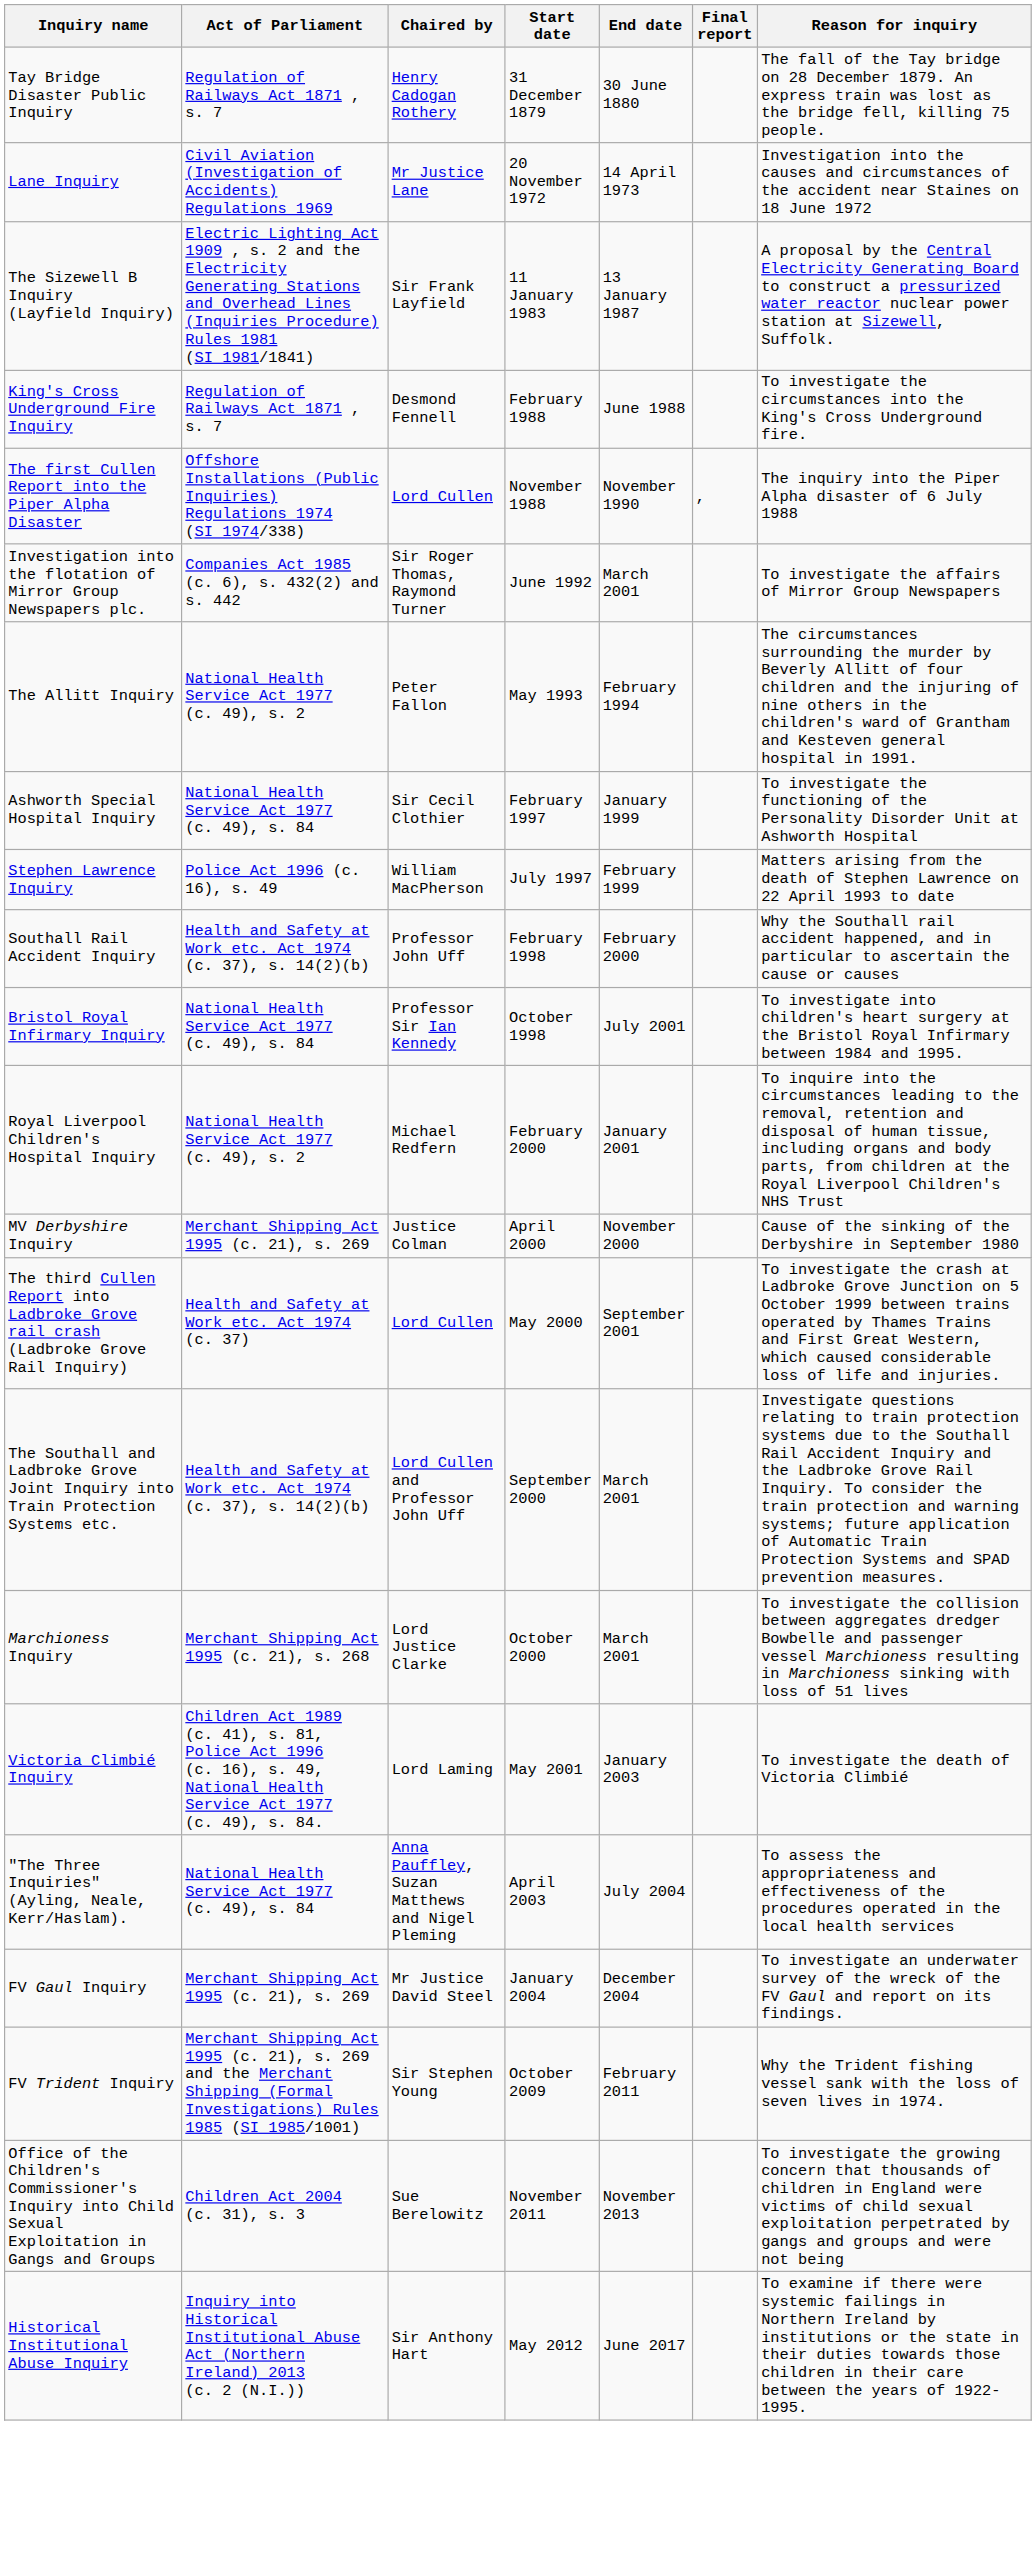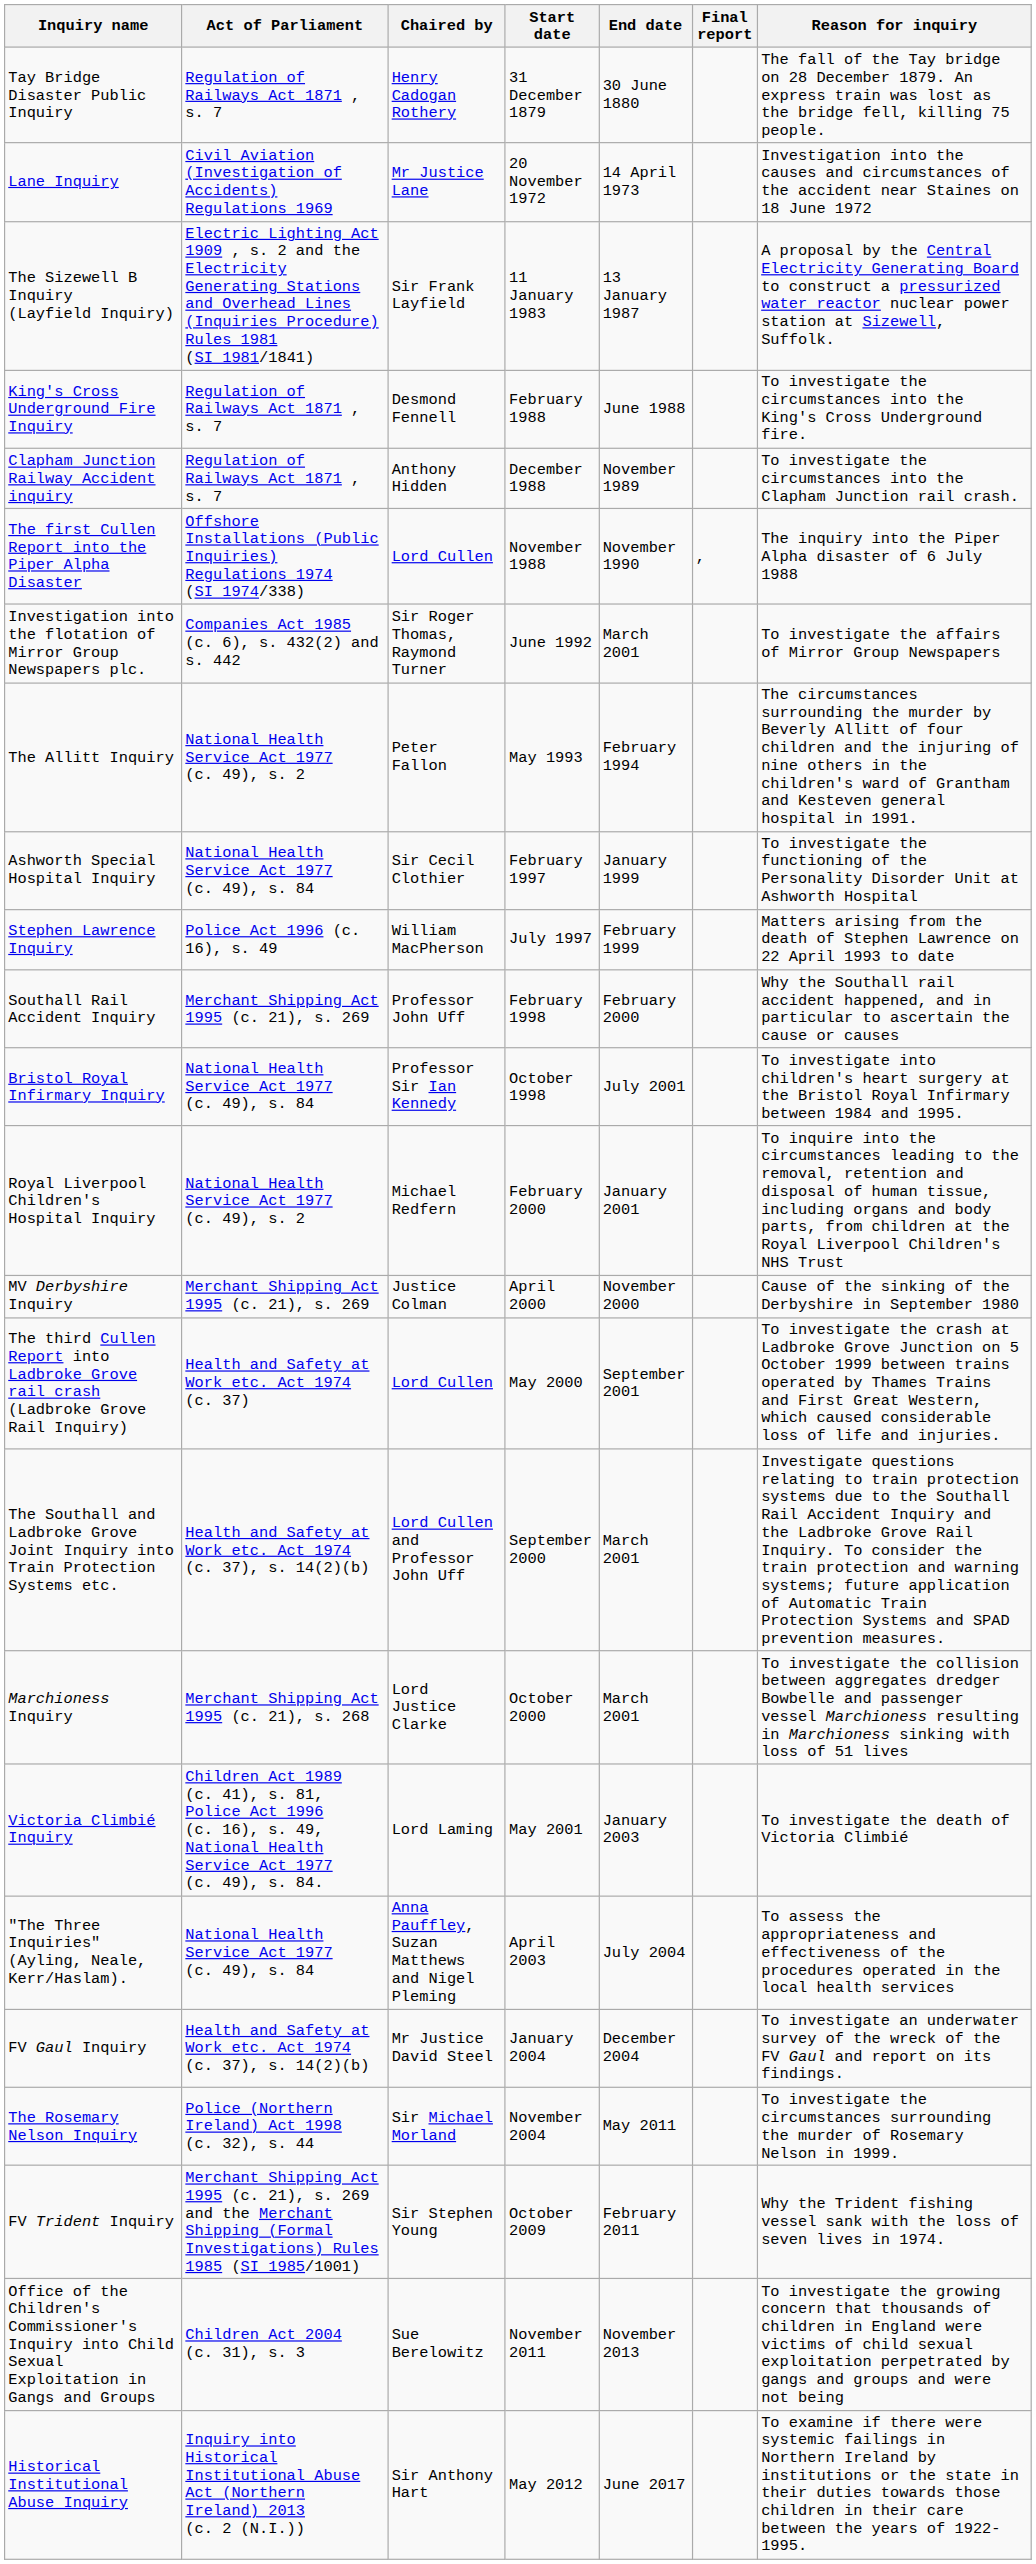+ row: (82, 478)
(277, 949) Health and Safety at Work etc. Act 1974 (c. 37), s. 14(2)(b) -> (282, 1009) Merchant Shipping Act 1995 (c. 21), s. 269
(282, 1988) Merchant Shipping Act 1995 (c. 21), s. 269 -> (277, 2048) Health and Safety at Work etc. Act 1974 (c. 37), s. 14(2)(b)
+ row: (73, 2126)
